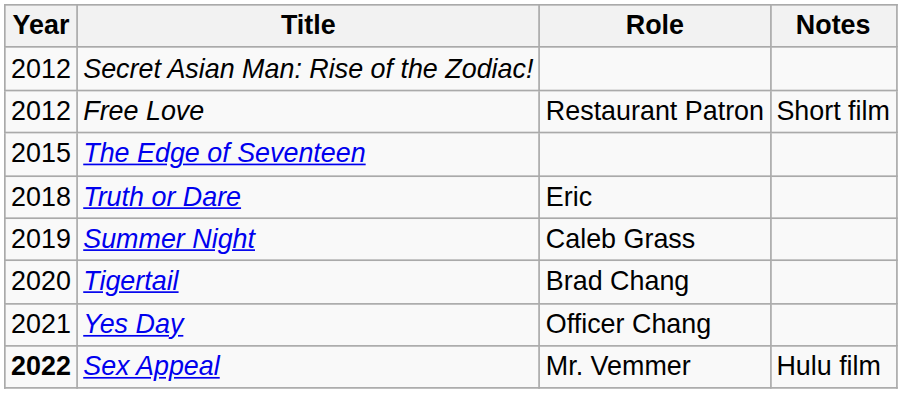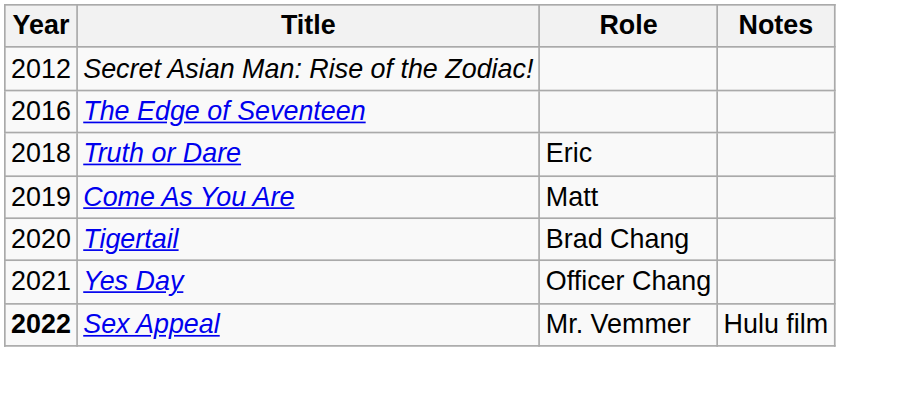- row: (144, 111)
(41, 153) 2015 -> (41, 111) 2016
+ row: (189, 196)
- row: (169, 238)
